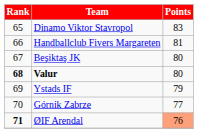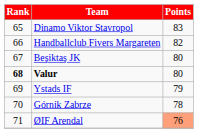(178, 43) 81 -> (178, 43) 82
(178, 105) 77 -> (178, 105) 78
(18, 120) bold -> (18, 120) normal
